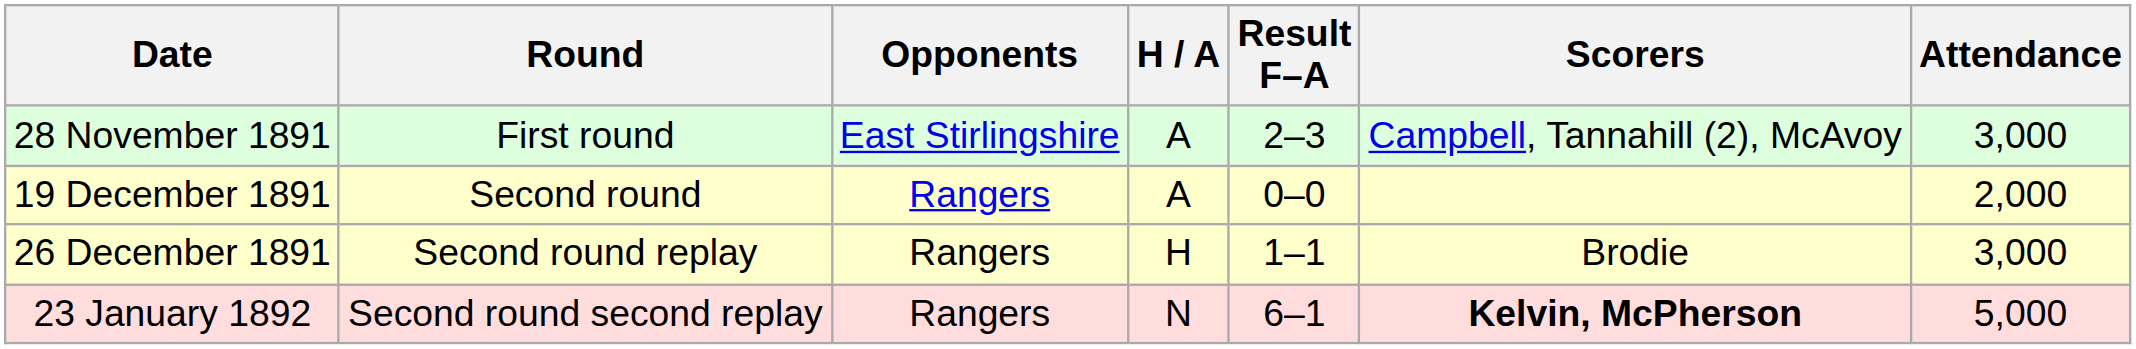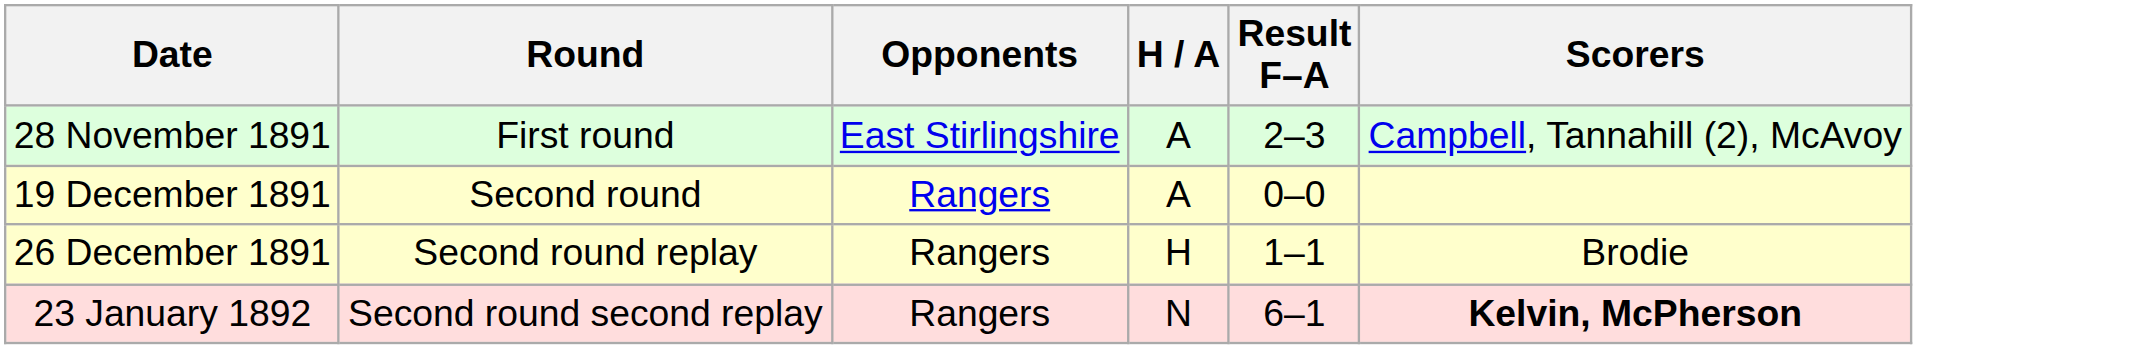- column: (2021, 55)
